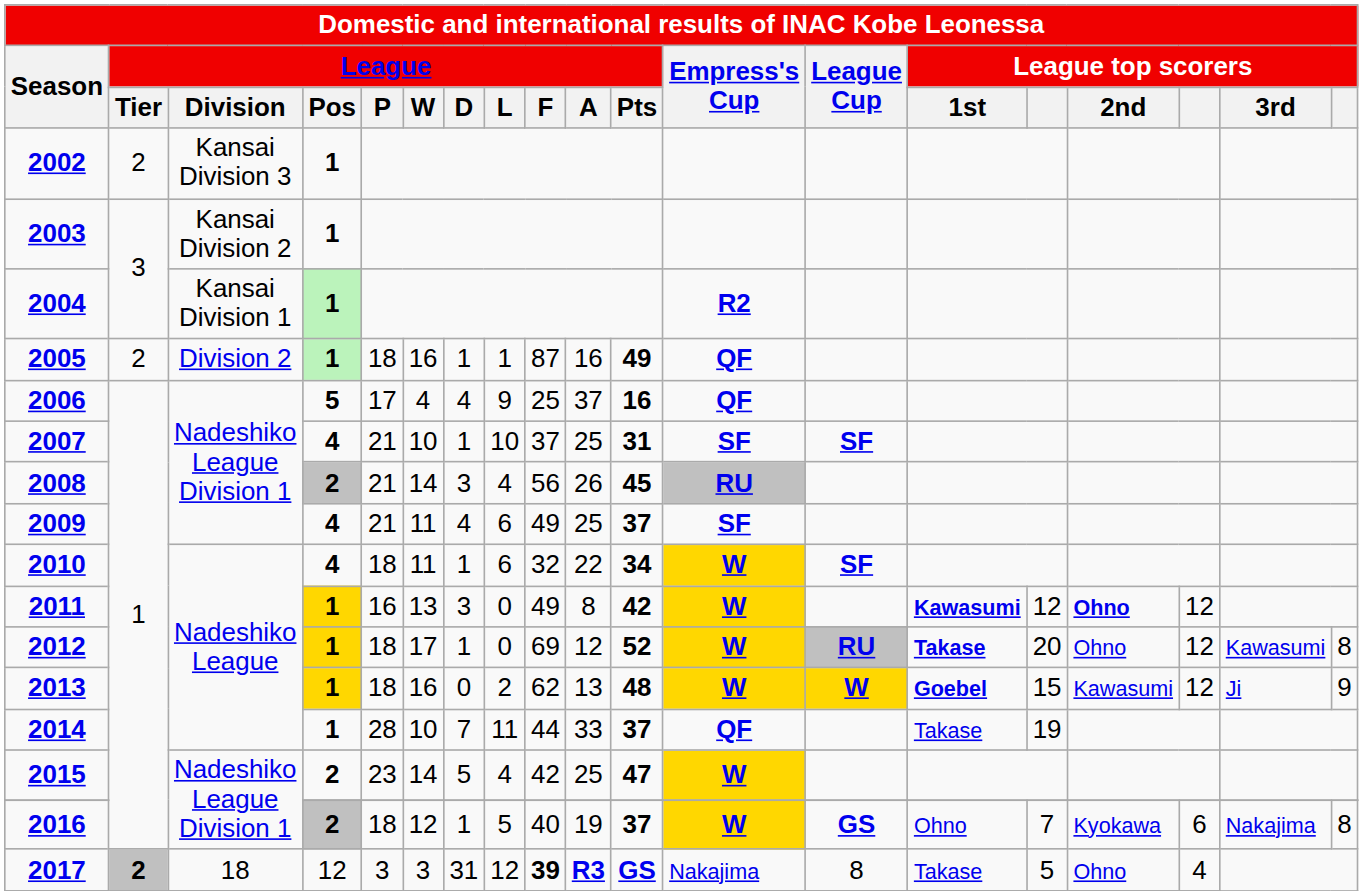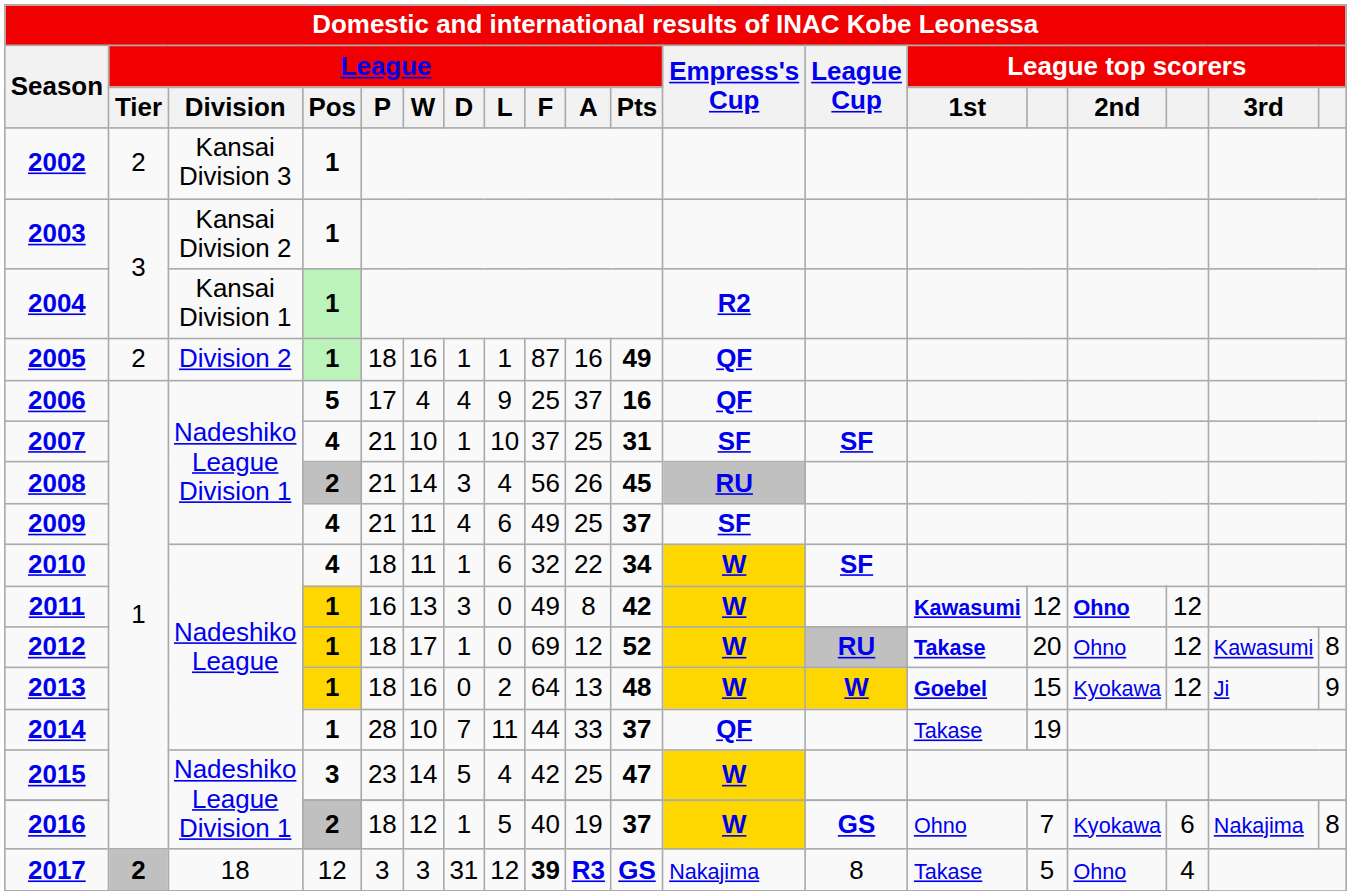(545, 688) 62 -> (545, 688) 64
(1123, 689) Kawasumi -> (1117, 689) Kyokawa
(332, 774) 2 -> (332, 774) 3
